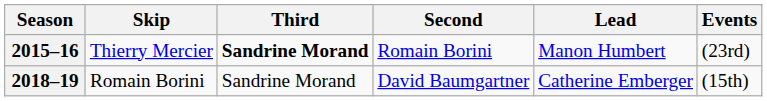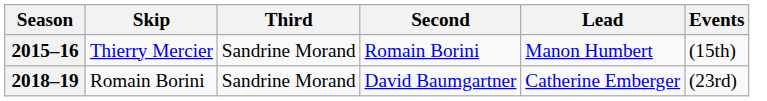(295, 50) bold -> (289, 50) normal
(726, 50) (23rd) -> (712, 50) (15th)
(725, 80) (15th) -> (713, 80) (23rd)
